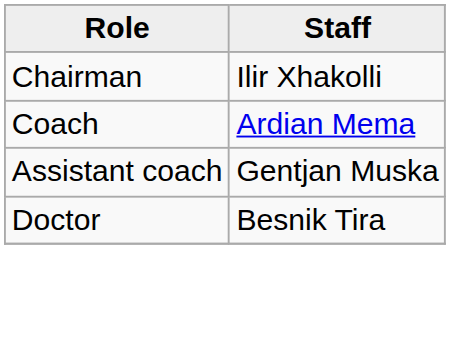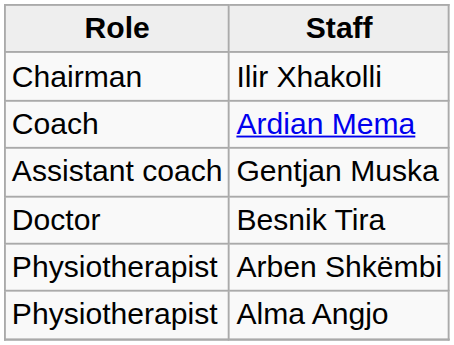+ row: (339, 266)
+ row: (312, 314)
